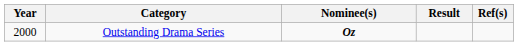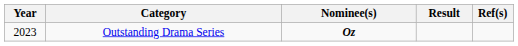(25, 31) 2000 -> (25, 31) 2023
